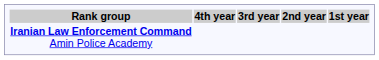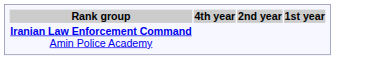- column: (259, 16)
